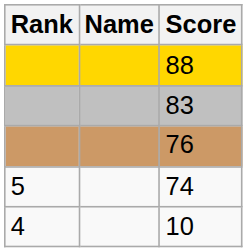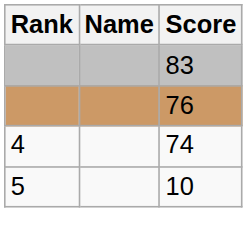- row: (180, 65)
(18, 186) 5 -> (18, 145) 4
(18, 226) 4 -> (18, 186) 5
